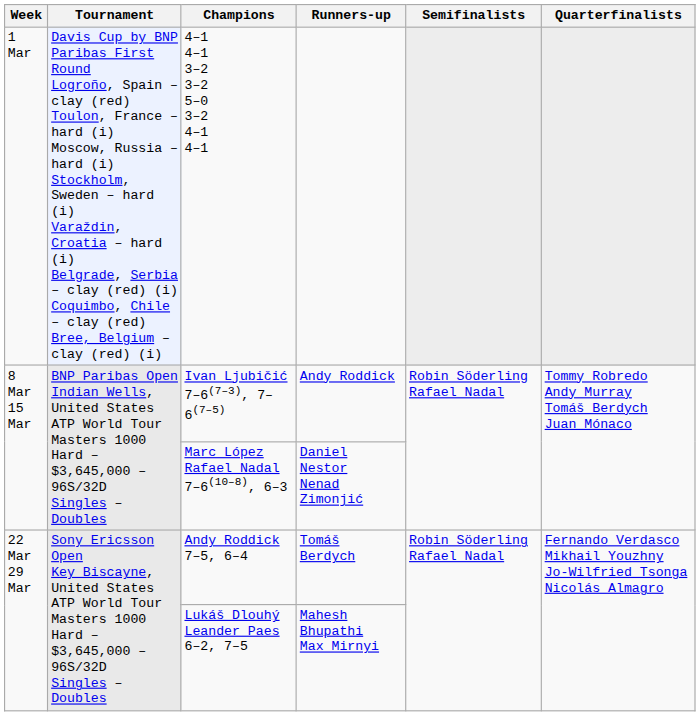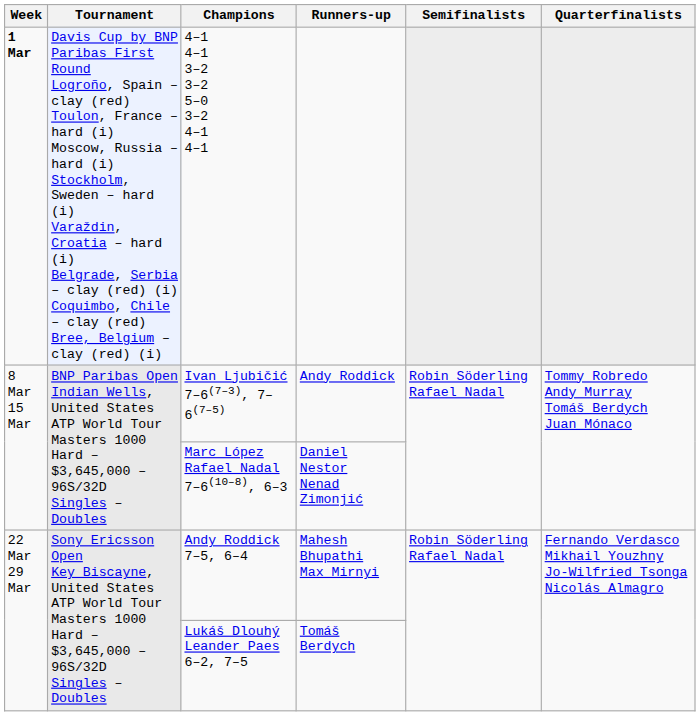(20, 45) normal -> (20, 45) bold
(328, 549) Tomáš Berdych -> (339, 557) Mahesh Bhupathi Max Mirnyi
(339, 631) Mahesh Bhupathi Max Mirnyi -> (328, 639) Tomáš Berdych
